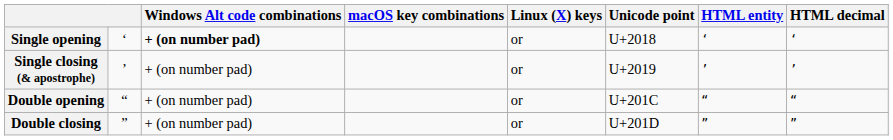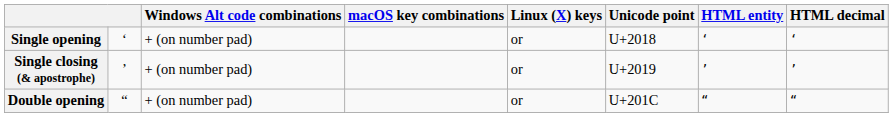(202, 38) bold -> (198, 38) normal
- row: (56, 123)
